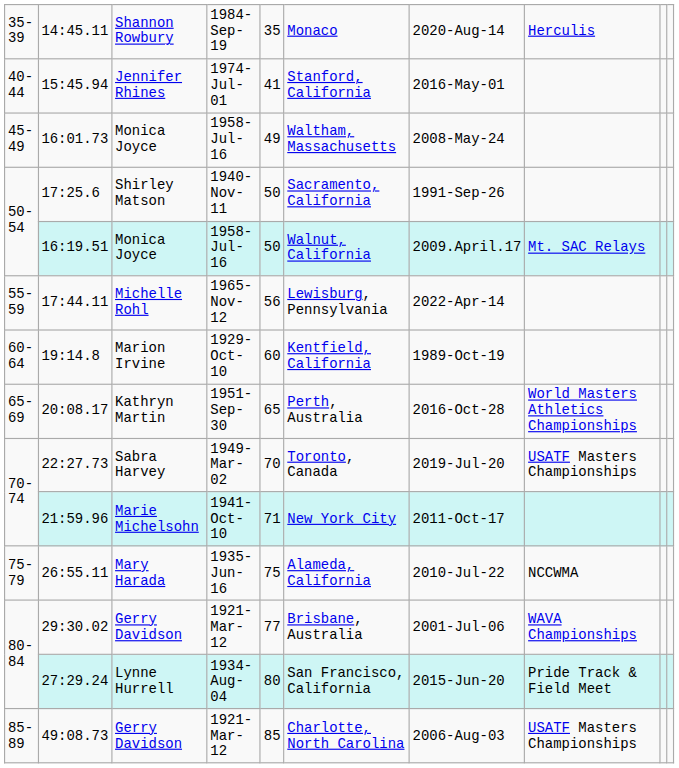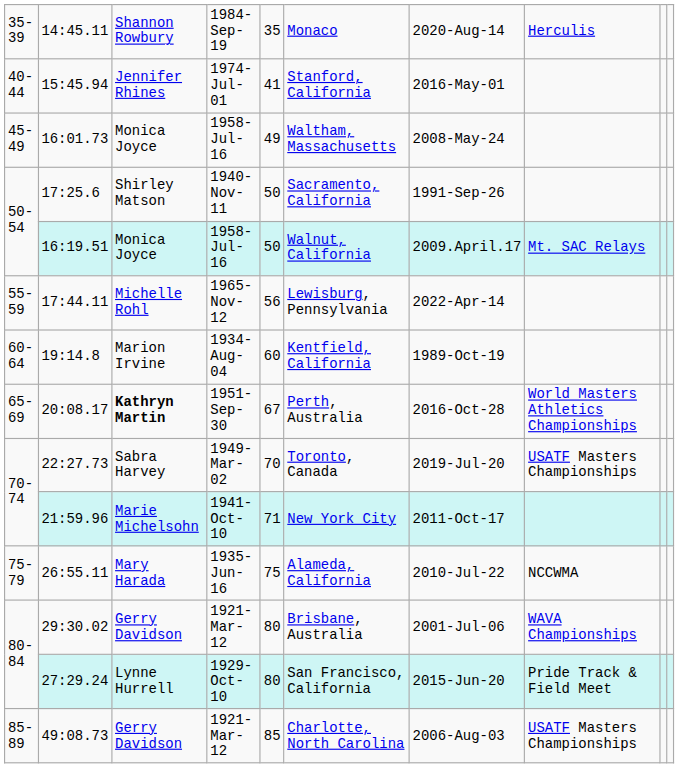(231, 357) 1929-Oct-10 -> (231, 357) 1934-Aug-04
(144, 411) normal -> (144, 411) bold
(272, 411) 65 -> (272, 411) 67
(272, 628) 77 -> (272, 628) 80
(231, 682) 1934-Aug-04 -> (231, 682) 1929-Oct-10
